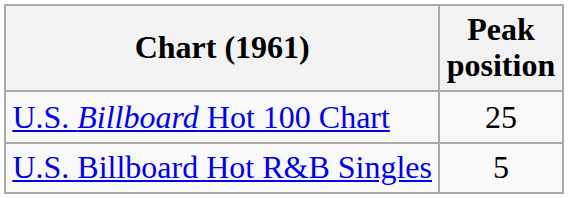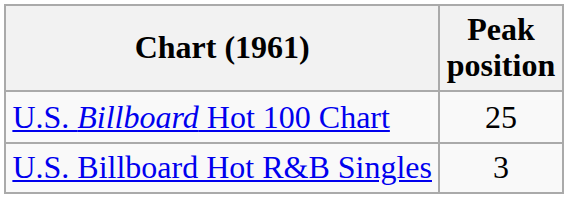(501, 167) 5 -> (501, 167) 3
